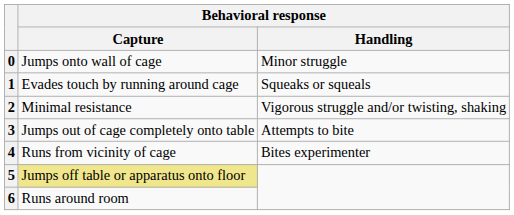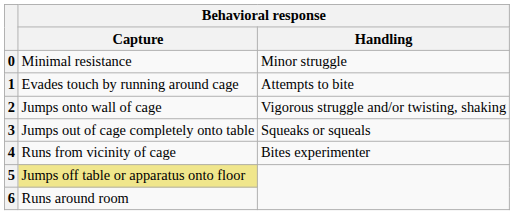(92, 61) Jumps onto wall of cage -> (77, 61) Minimal resistance
(316, 84) Squeaks or squeals -> (307, 84) Attempts to bite
(77, 107) Minimal resistance -> (92, 107) Jumps onto wall of cage
(307, 130) Attempts to bite -> (316, 130) Squeaks or squeals
